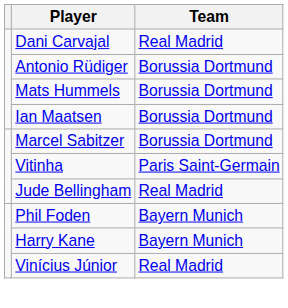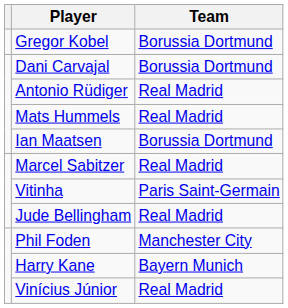+ row: (62, 41)
(181, 41) Real Madrid -> (206, 66) Borussia Dortmund
(206, 66) Borussia Dortmund -> (181, 91) Real Madrid
(206, 91) Borussia Dortmund -> (181, 116) Real Madrid
(206, 141) Borussia Dortmund -> (181, 166) Real Madrid
(191, 215) Bayern Munich -> (195, 240) Manchester City
